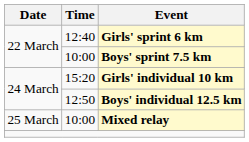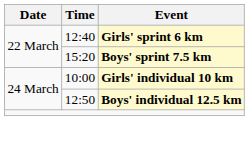(80, 57) 10:00 -> (80, 57) 15:20
(80, 78) 15:20 -> (80, 78) 10:00
- row: (135, 120)
